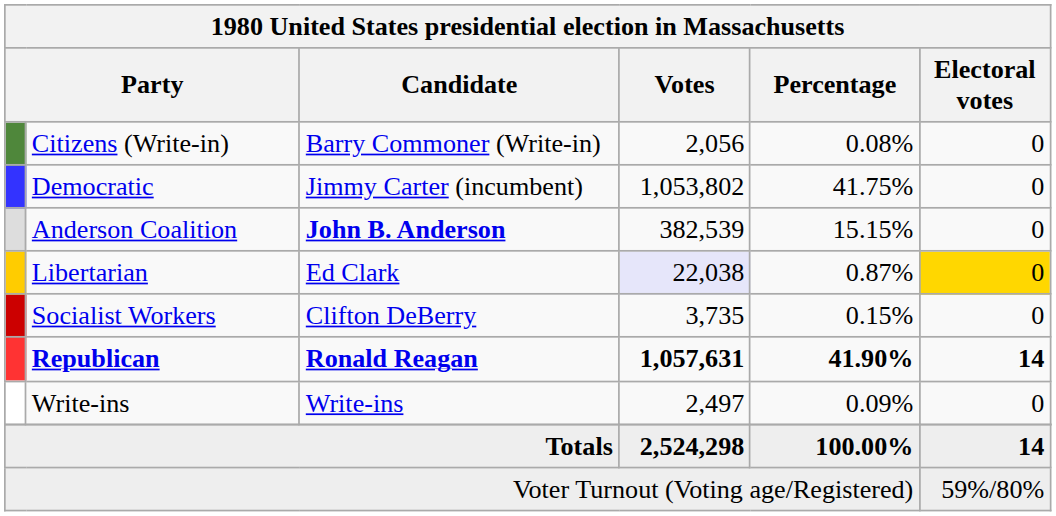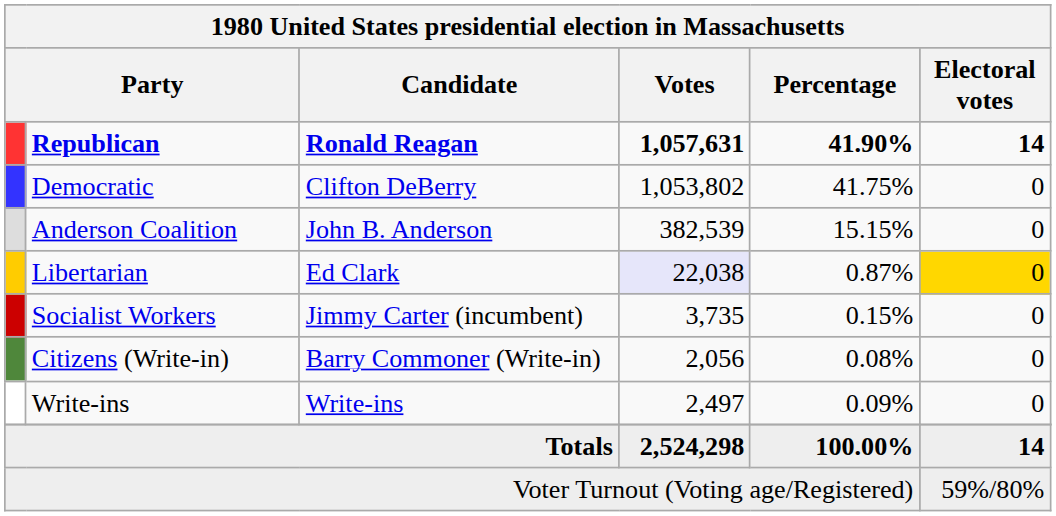rows swapped: (96, 358) <-> (130, 143)
(444, 186) Jimmy Carter (incumbent) -> (391, 186) Clifton DeBerry
(406, 229) bold -> (399, 229) normal
(391, 315) Clifton DeBerry -> (444, 315) Jimmy Carter (incumbent)
